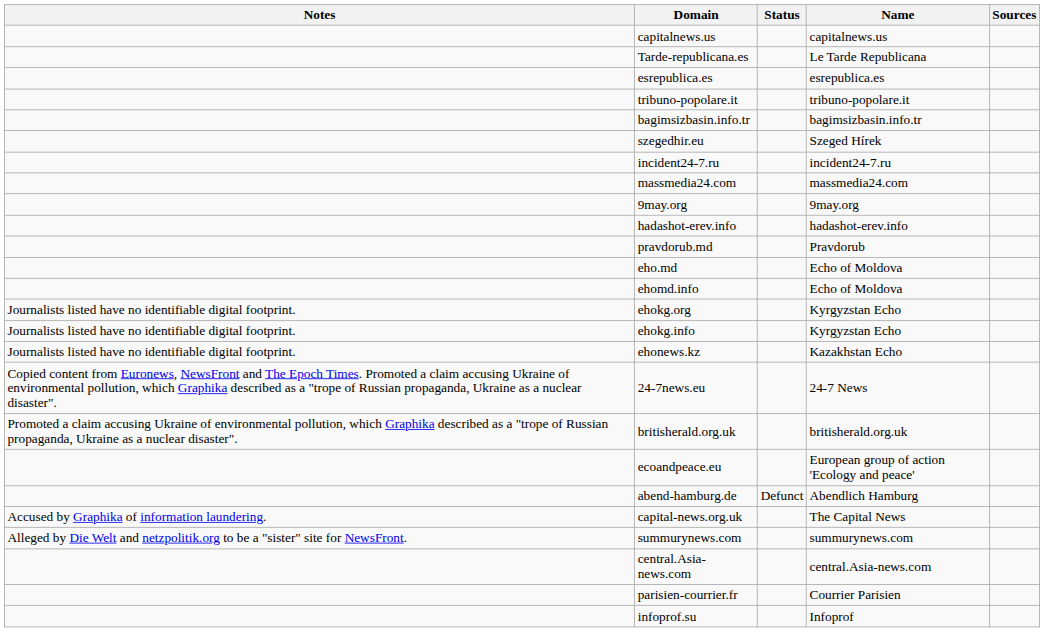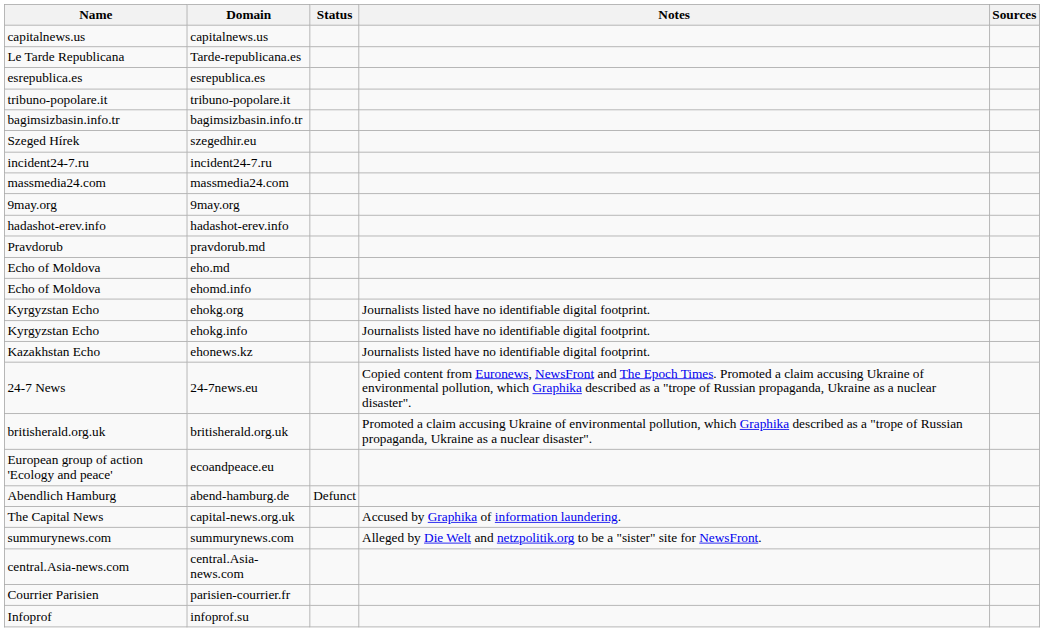columns swapped: (898, 15) <-> (320, 15)
